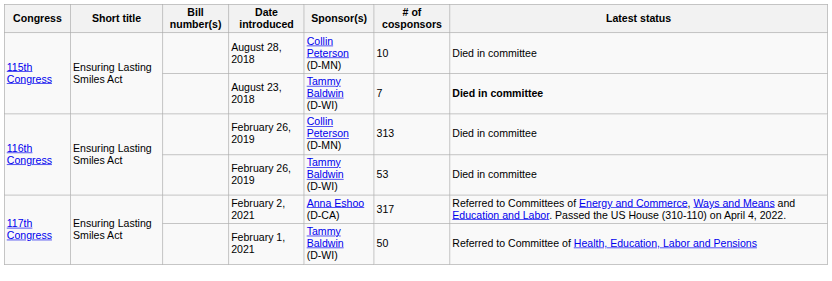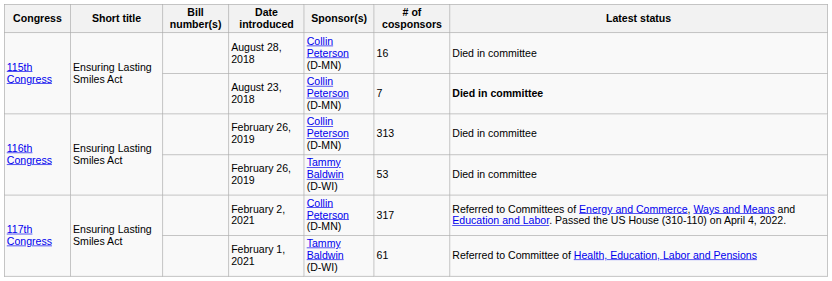(382, 53) 10 -> (382, 53) 16
(325, 93) Tammy Baldwin (D-WI) -> (328, 93) Collin Peterson (D-MN)
(335, 209) Anna Eshoo (D-CA) -> (328, 215) Collin Peterson (D-MN)
(382, 244) 50 -> (382, 255) 61
